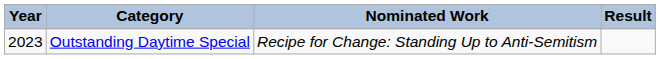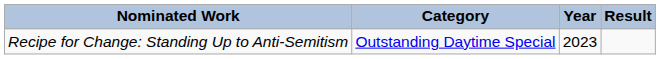columns swapped: (25, 16) <-> (427, 16)
